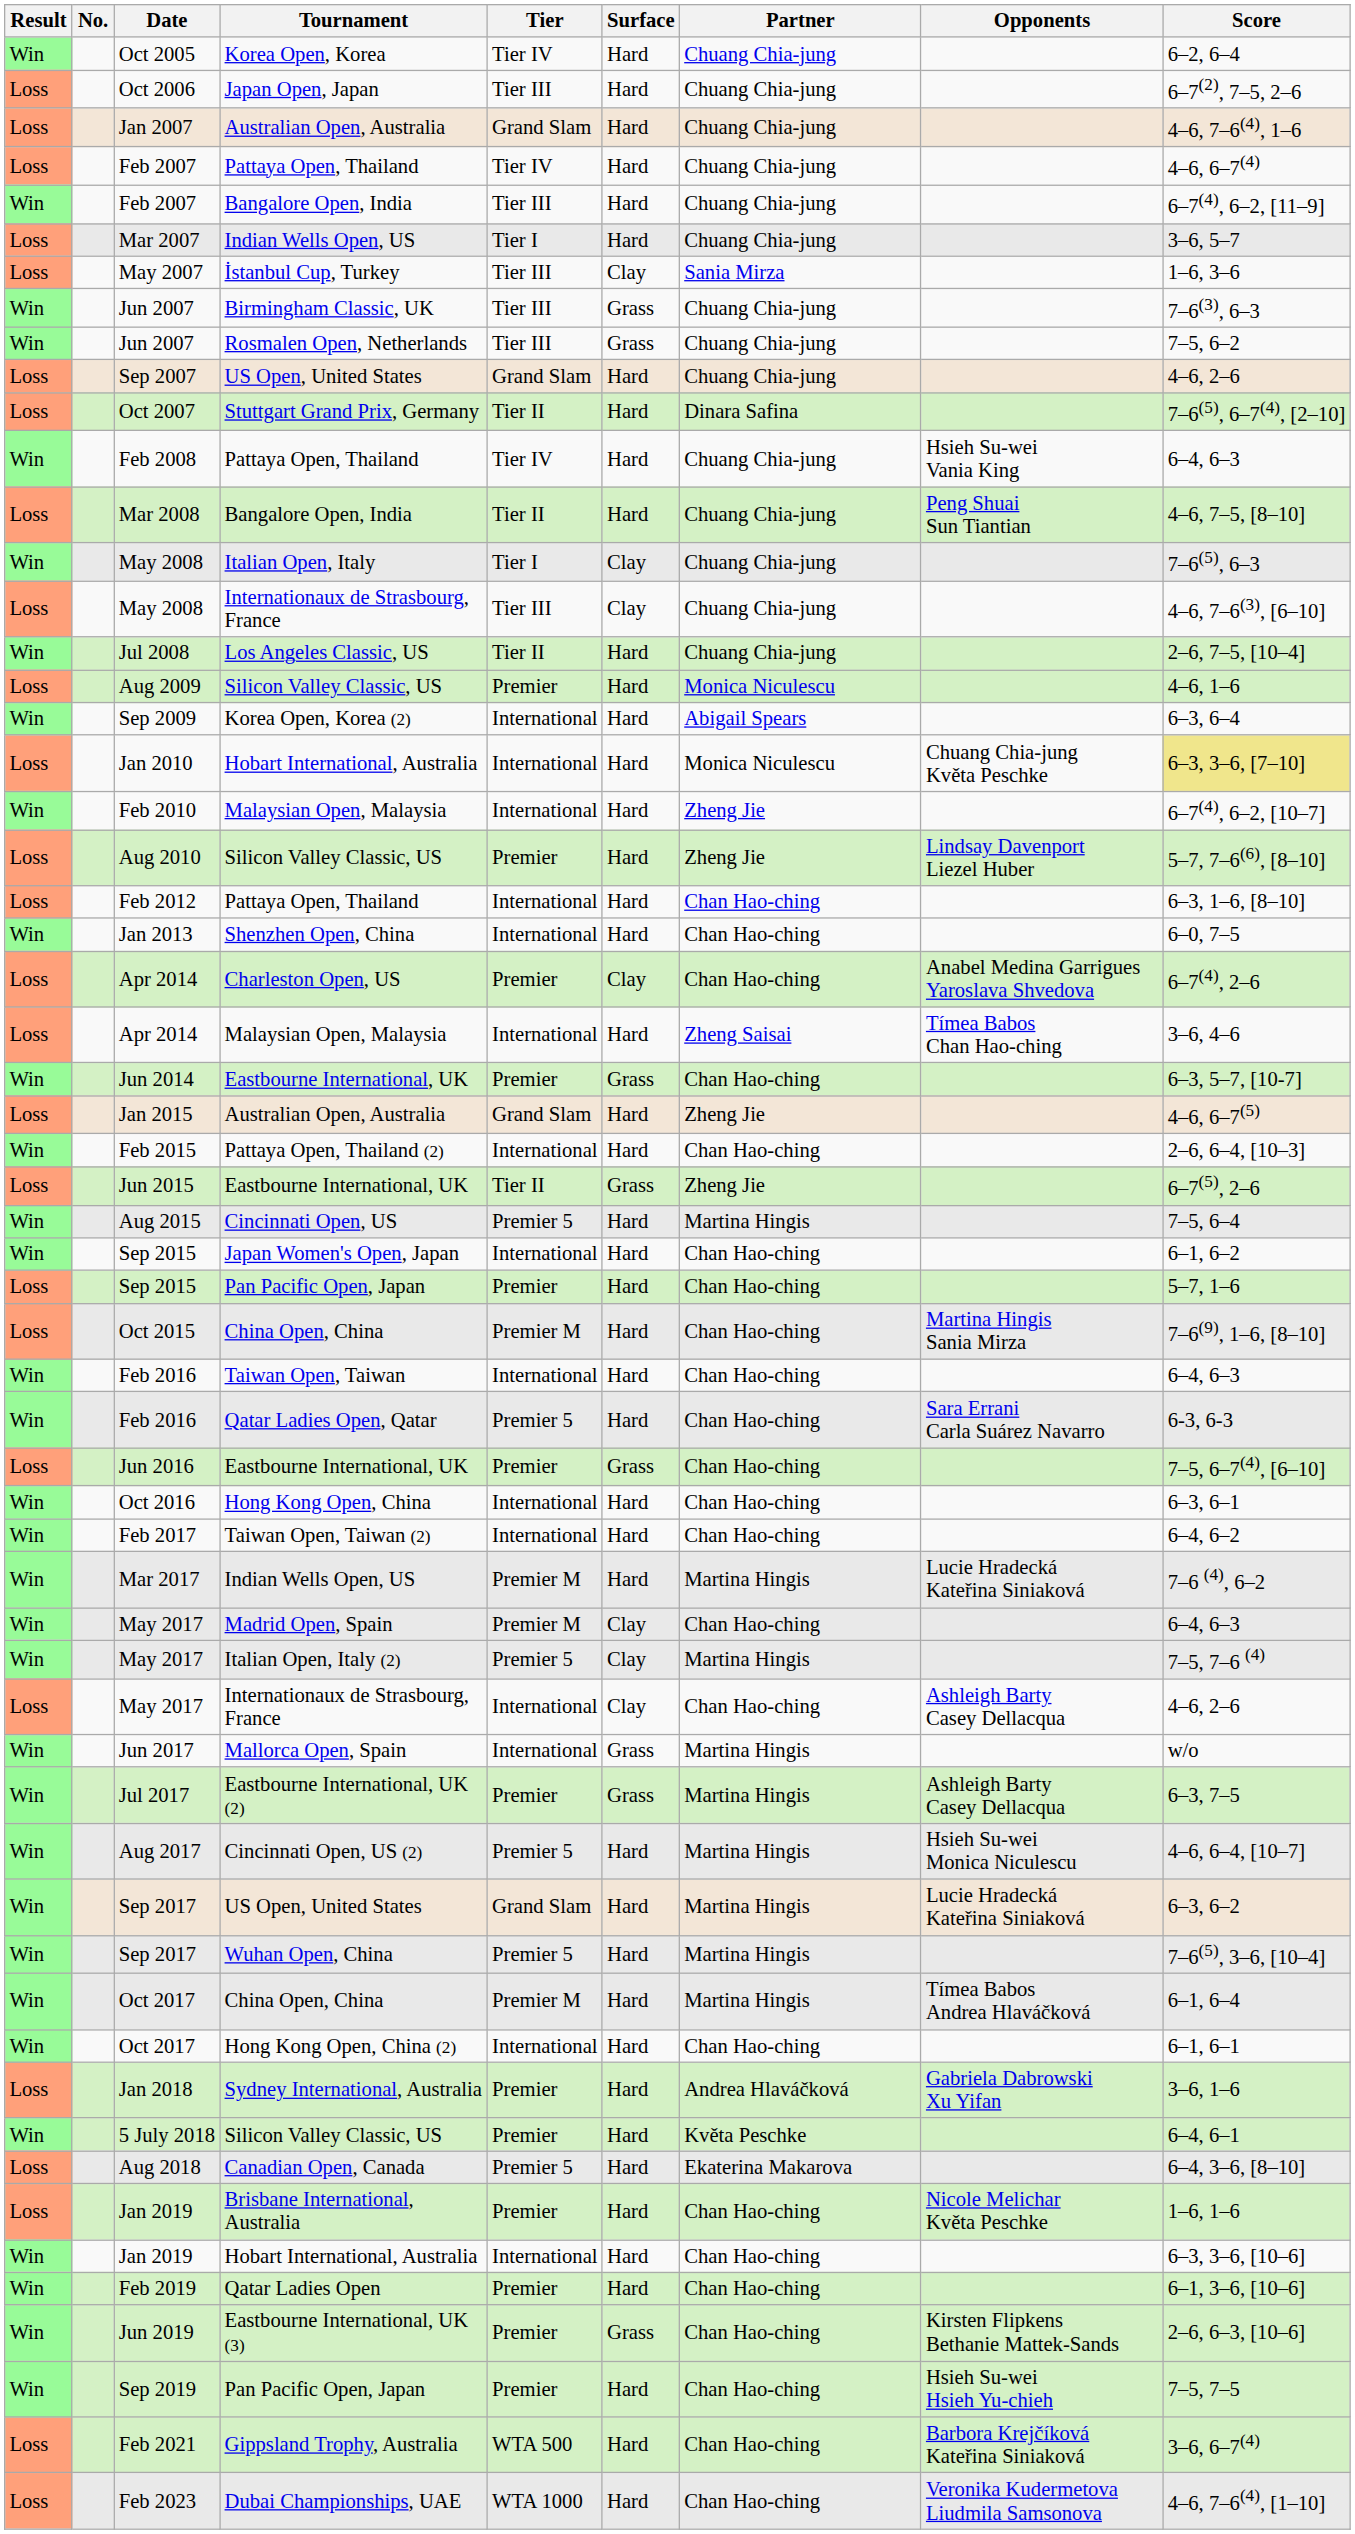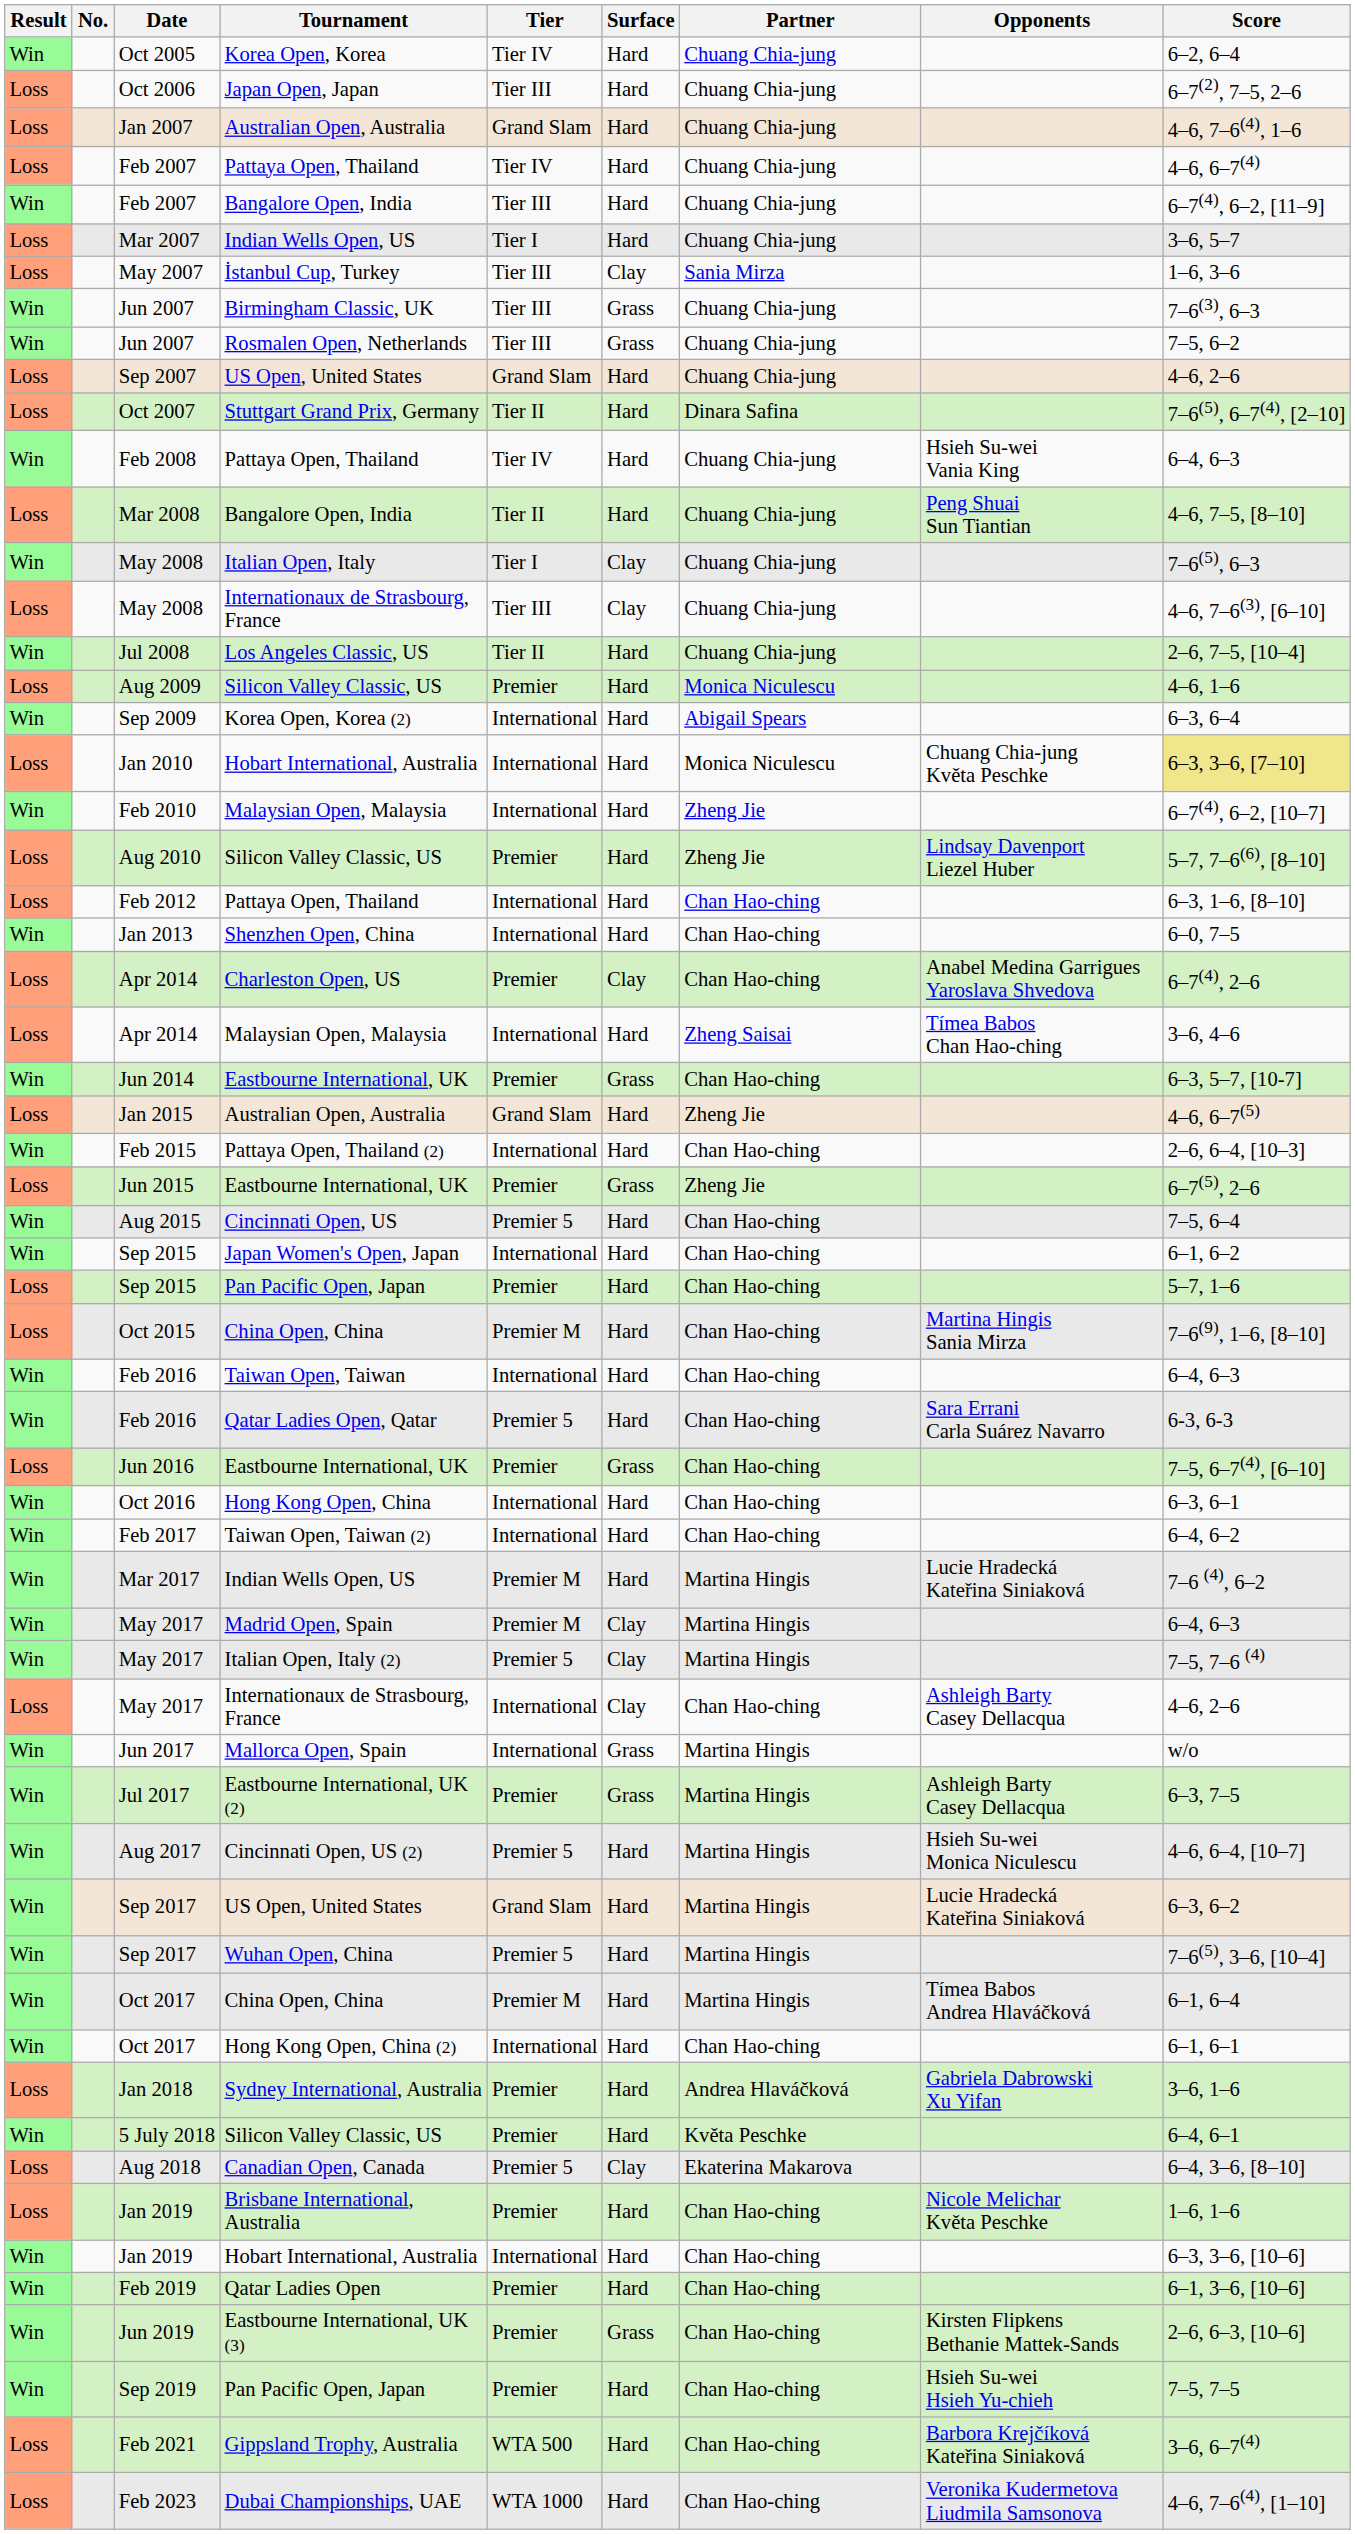(518, 1185) Tier II -> (525, 1185) Premier
(747, 1221) Martina Hingis -> (752, 1221) Chan Hao-ching
(752, 1623) Chan Hao-ching -> (747, 1623) Martina Hingis
(628, 2167) Hard -> (627, 2167) Clay
